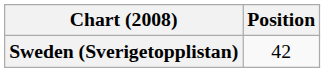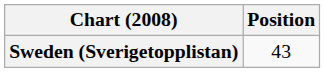(281, 51) 42 -> (281, 51) 43
